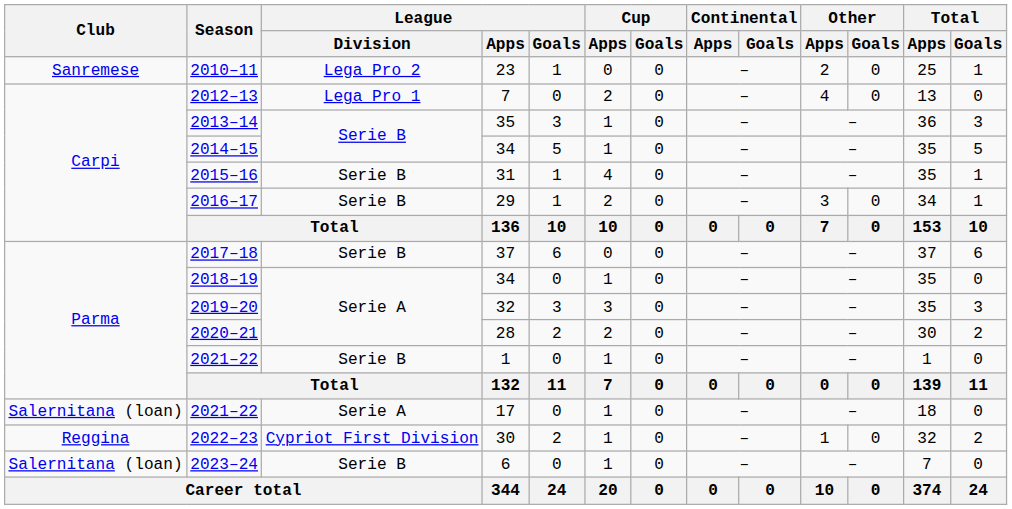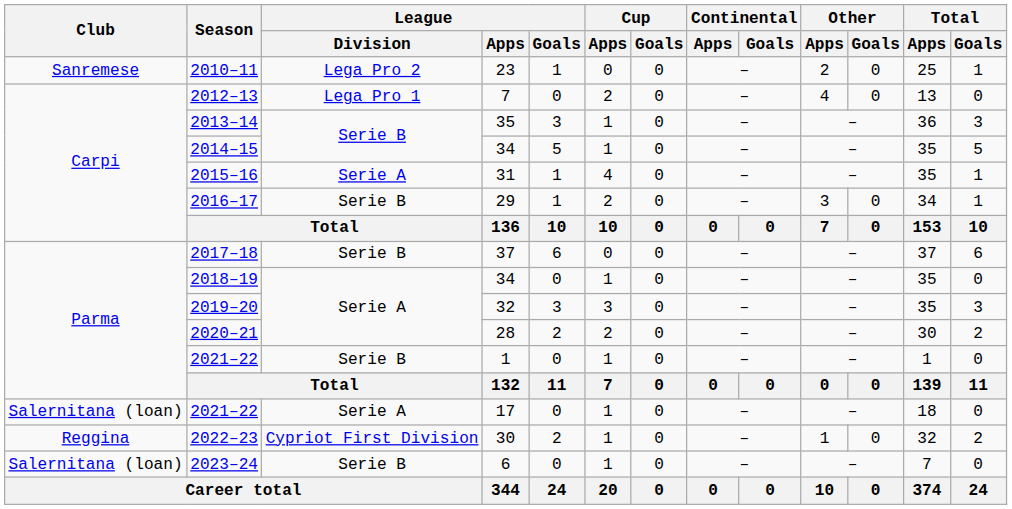(372, 175) Serie B -> (372, 175) Serie A
